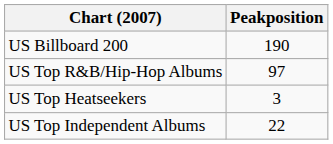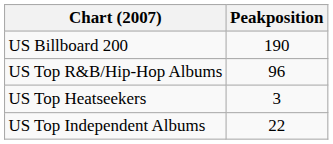(277, 71) 97 -> (277, 71) 96
